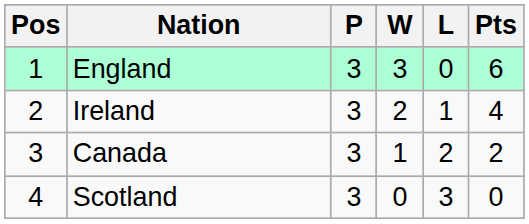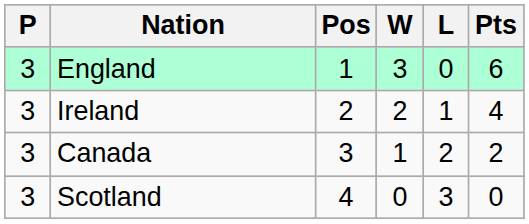columns swapped: (36, 25) <-> (354, 25)
